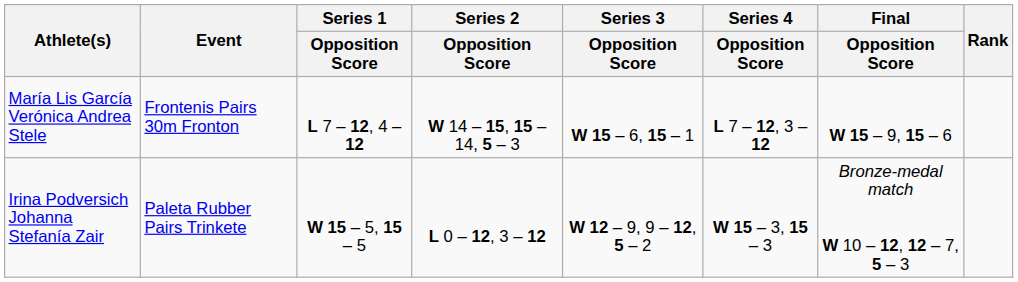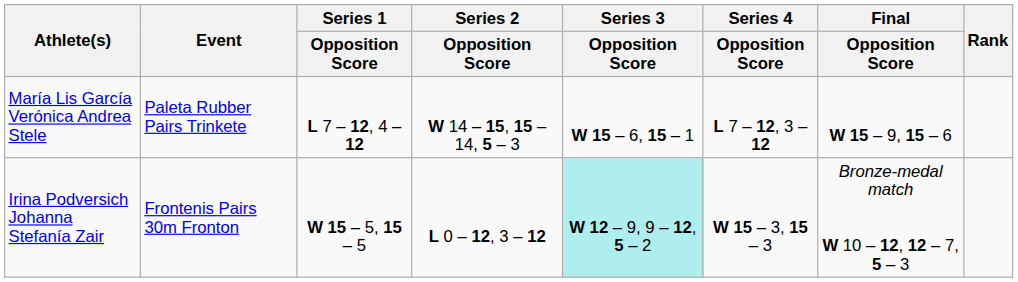(201, 117) Frontenis Pairs 30m Fronton -> (198, 117) Paleta Rubber Pairs Trinkete
(198, 218) Paleta Rubber Pairs Trinkete -> (201, 218) Frontenis Pairs 30m Fronton
(633, 237) no background -> (633, 237) paleturquoise background
